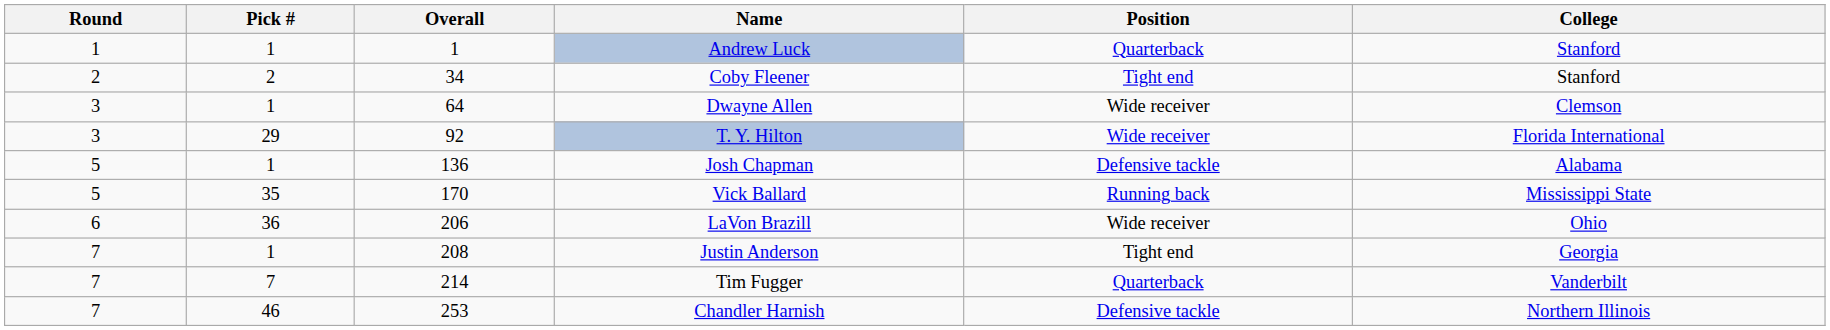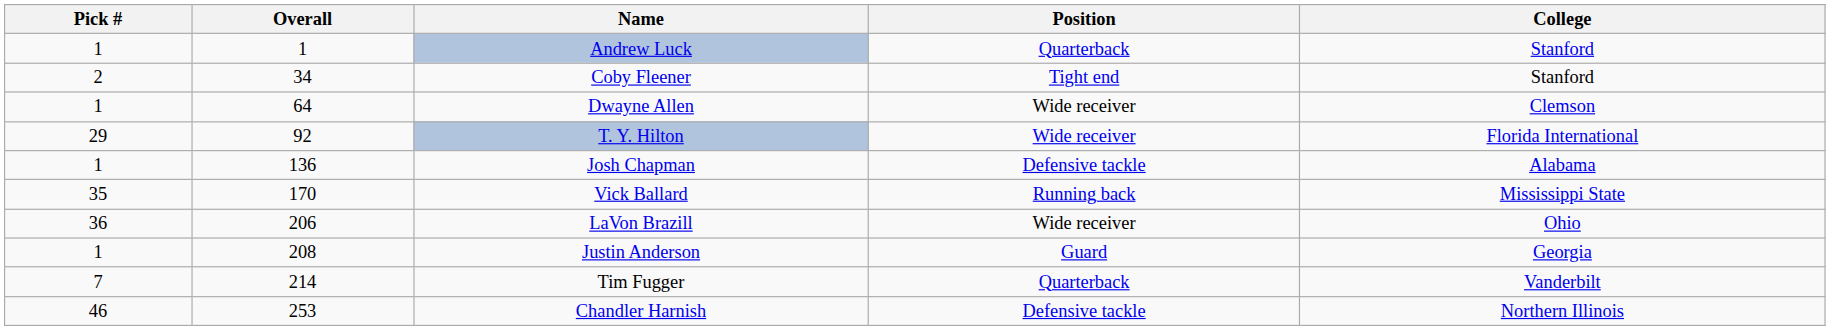- column: (96, 19)
(1158, 252) Tight end -> (1084, 252) Guard
